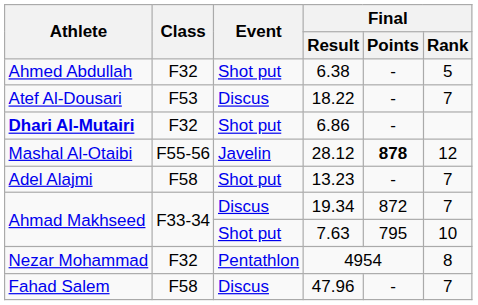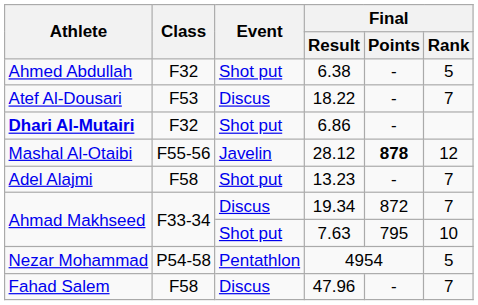(183, 260) F32 -> (184, 260) P54-58
(448, 260) 8 -> (449, 260) 5
